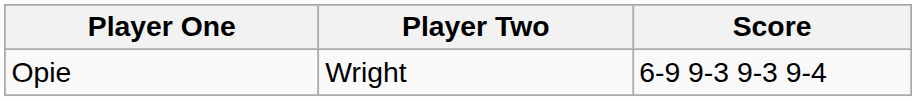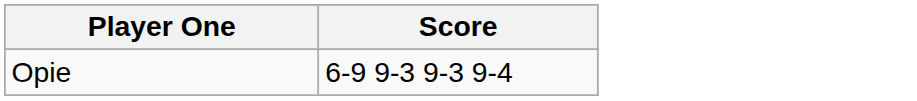- column: (476, 26)
